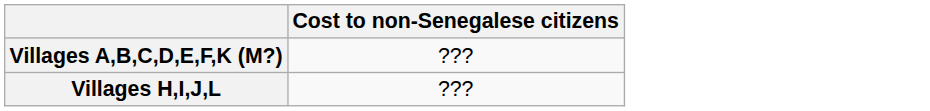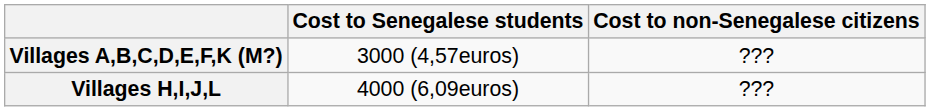+ column: (438, 21)
